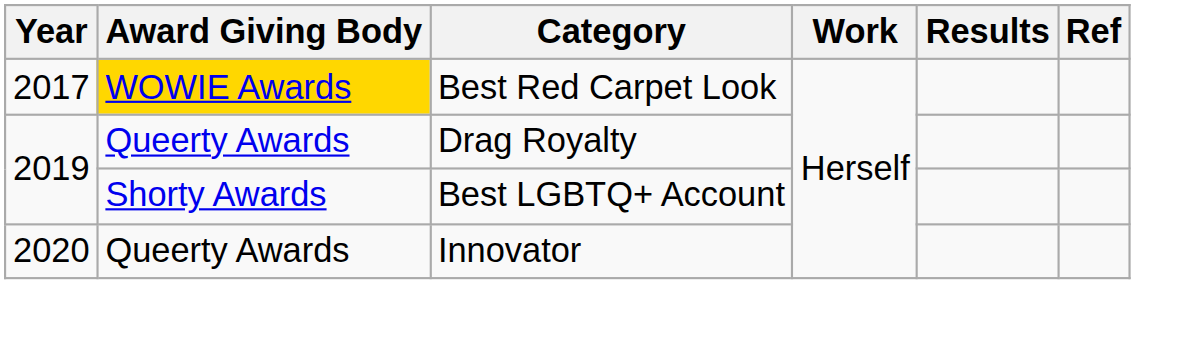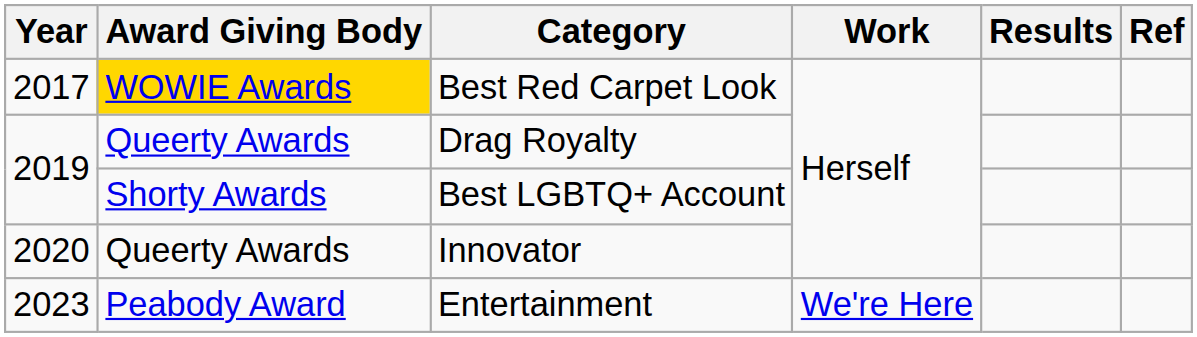+ row: (545, 304)
